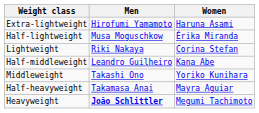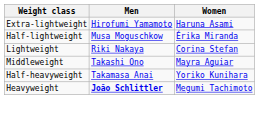- row: (47, 62)
(212, 75) Yoriko Kunihara -> (205, 62) Mayra Aguiar
(205, 88) Mayra Aguiar -> (212, 75) Yoriko Kunihara
